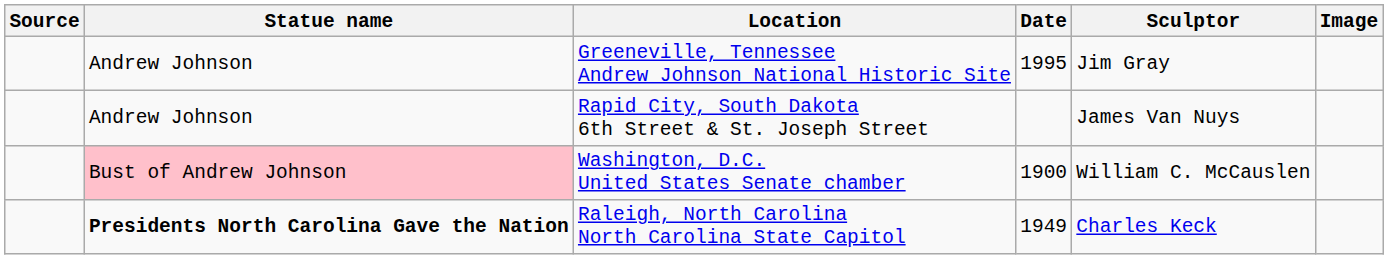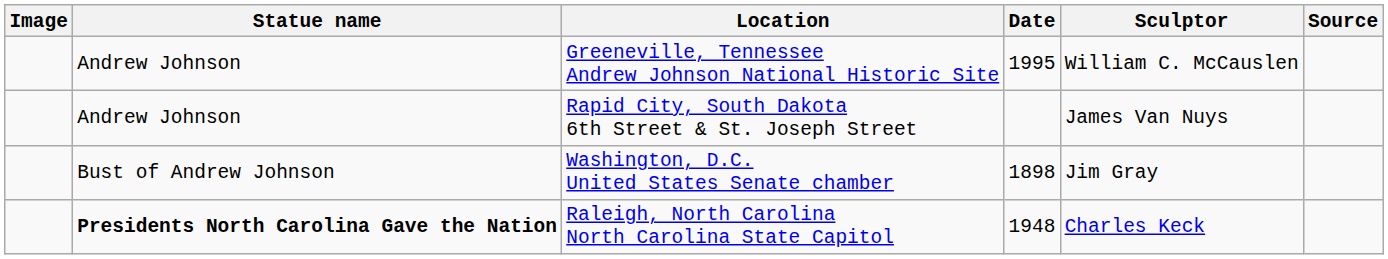columns swapped: (1349, 21) <-> (44, 21)
(1123, 64) Jim Gray -> (1182, 64) William C. McCauslen
(218, 172) pink background -> (206, 172) no background
(1044, 172) 1900 -> (1032, 172) 1898
(1193, 172) William C. McCauslen -> (1111, 172) Jim Gray
(1044, 227) 1949 -> (1032, 227) 1948
